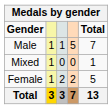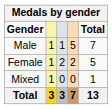rows swapped: (25, 79) <-> (25, 63)
